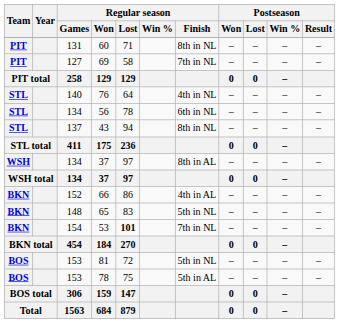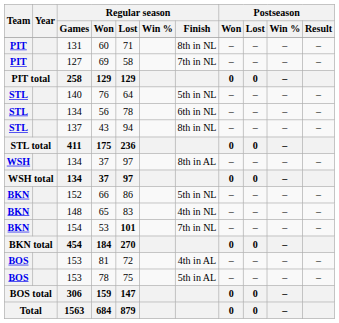(197, 95) 4th in NL -> (197, 95) 5th in NL
(197, 194) 4th in AL -> (197, 194) 5th in NL
(197, 211) 5th in NL -> (197, 211) 4th in NL
(197, 261) 5th in NL -> (197, 261) 4th in AL
